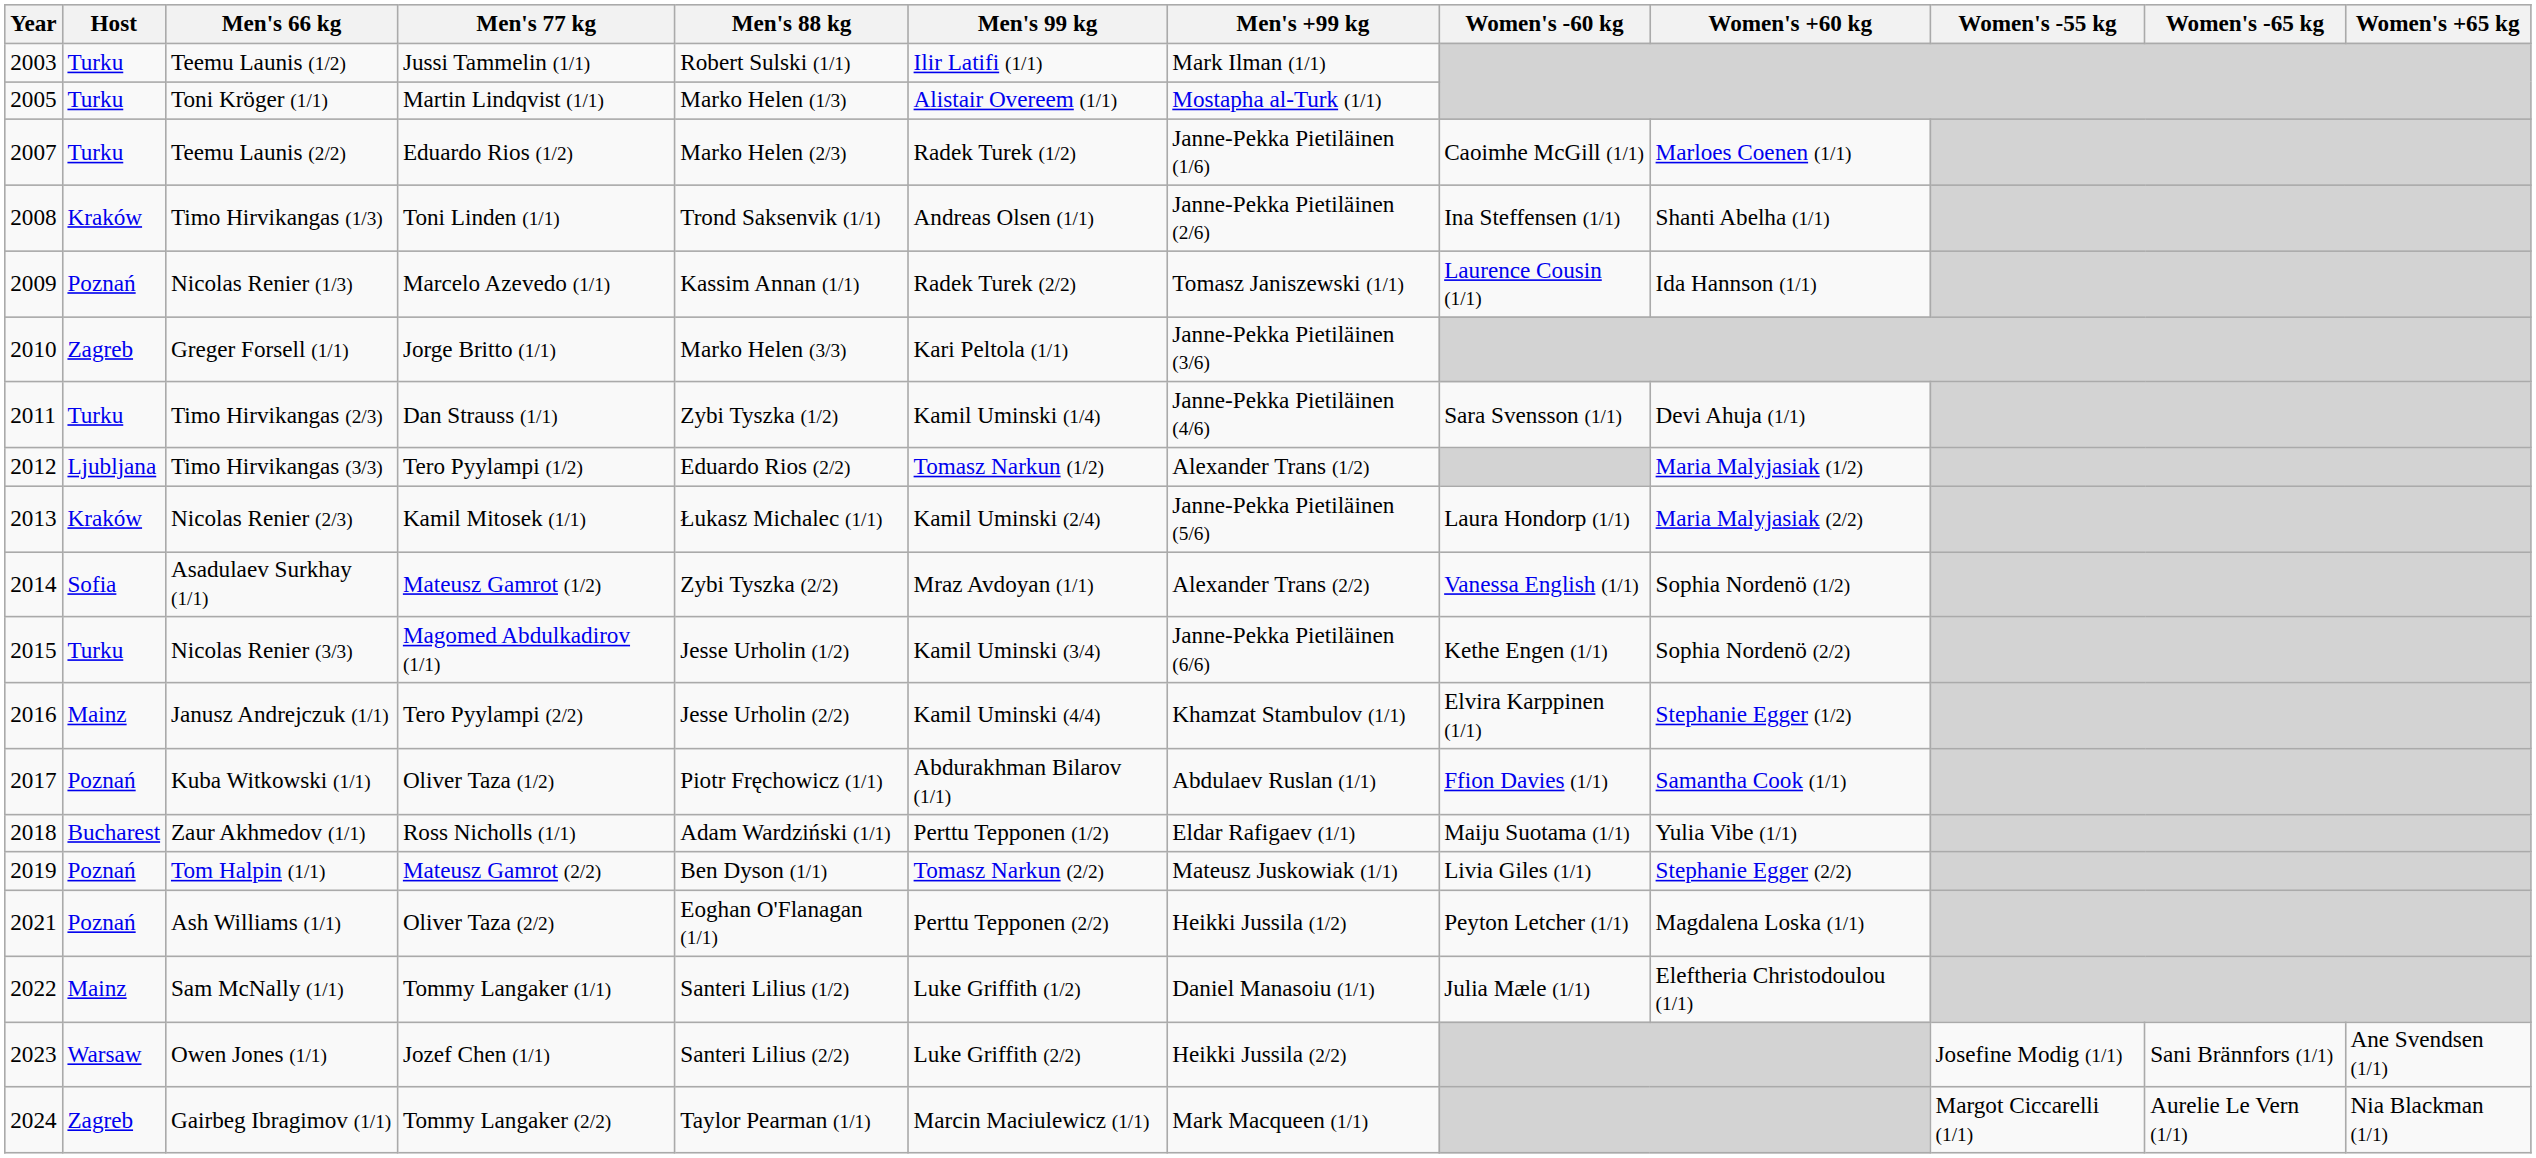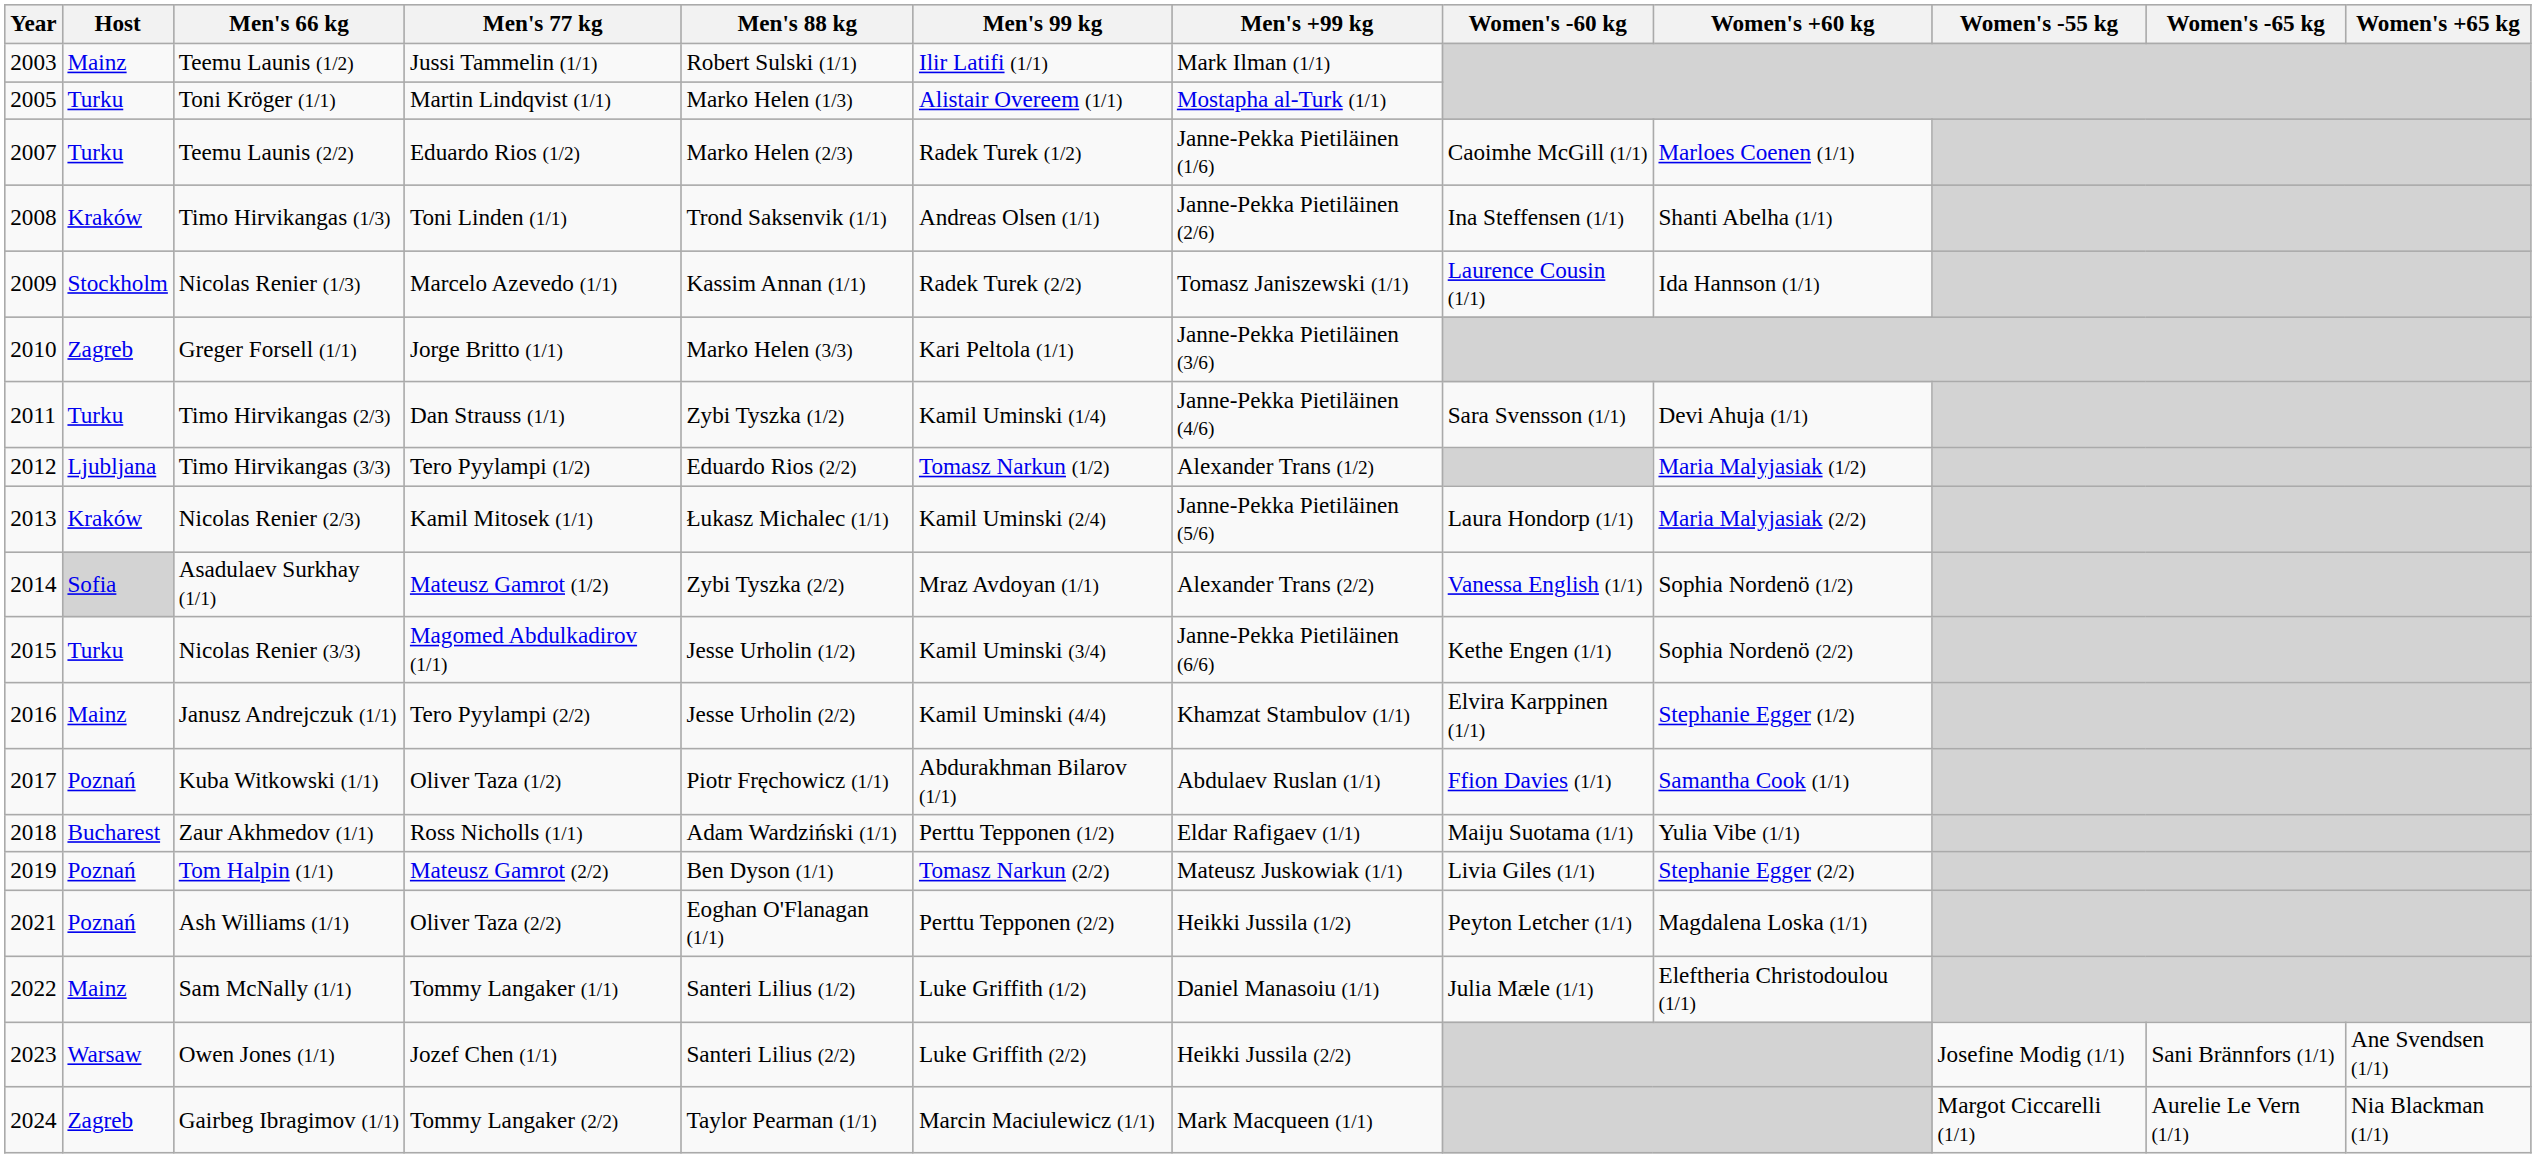(95, 62) Turku -> (97, 62) Mainz
(102, 283) Poznań -> (118, 283) Stockholm
(92, 584) no background -> (92, 584) lightgrey background
